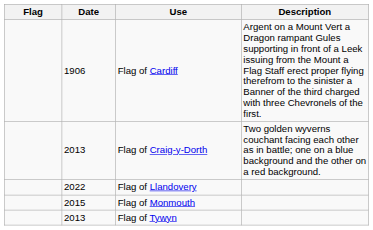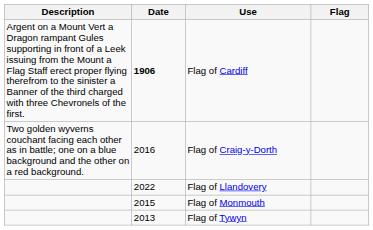columns swapped: (33, 12) <-> (305, 12)
(75, 70) normal -> (145, 70) bold
(75, 150) 2013 -> (145, 150) 2016
